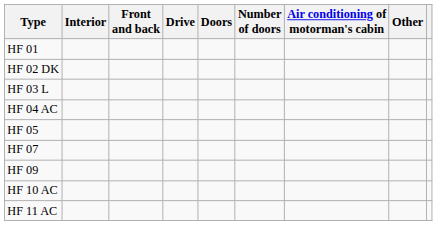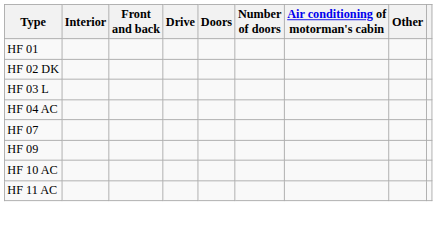- row: (23, 129)
